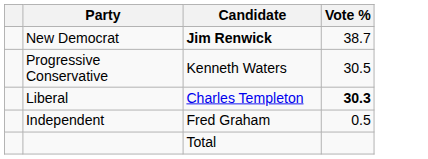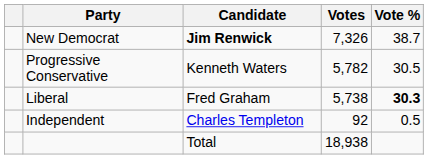+ column: (346, 15)
(245, 98) Charles Templeton -> (228, 98) Fred Graham
(228, 120) Fred Graham -> (245, 120) Charles Templeton
